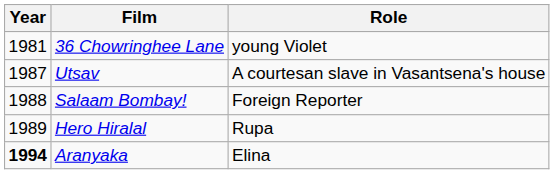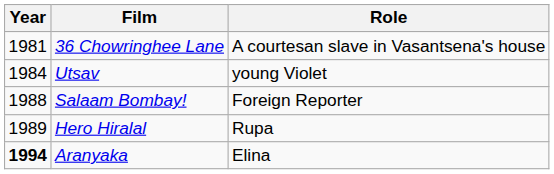(279, 45) young Violet -> (389, 45) A courtesan slave in Vasantsena's house
(28, 73) 1987 -> (28, 73) 1984
(389, 73) A courtesan slave in Vasantsena's house -> (279, 73) young Violet
